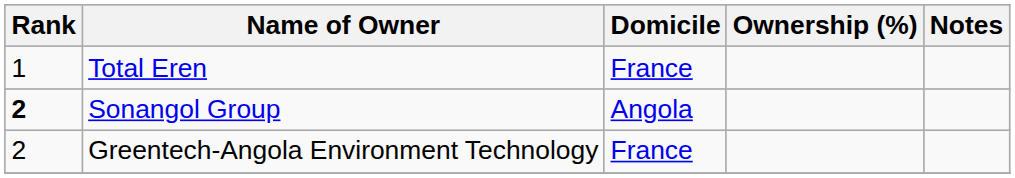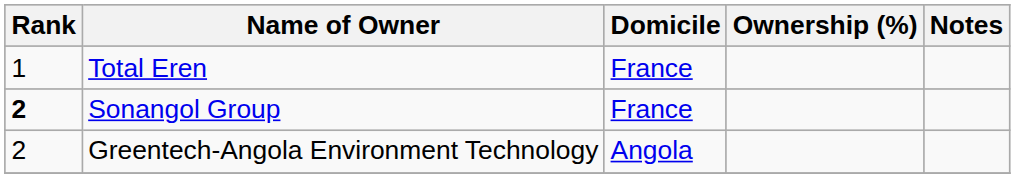(652, 109) Angola -> (652, 109) France
(652, 151) France -> (652, 151) Angola
